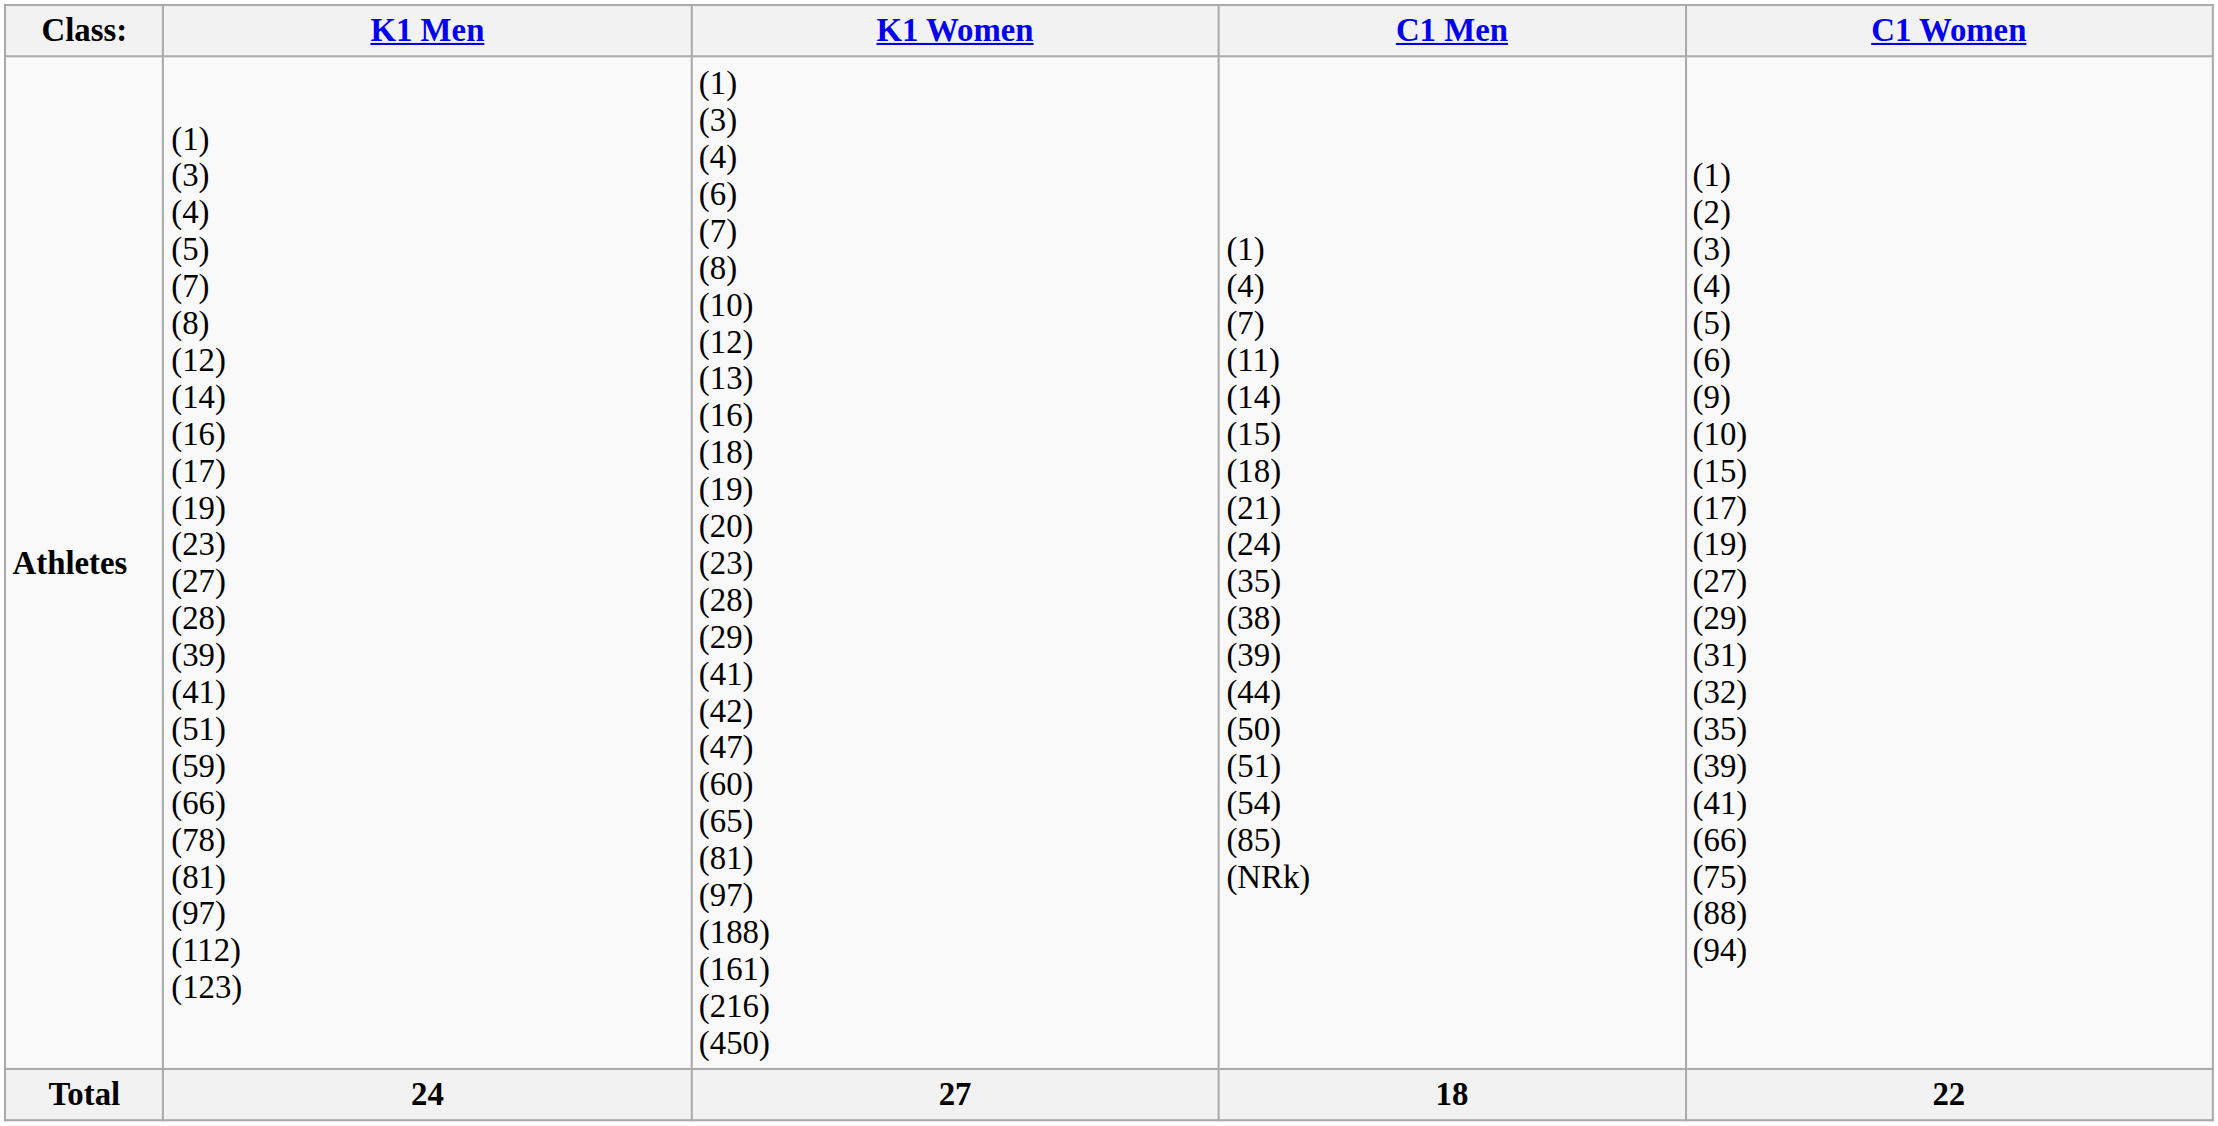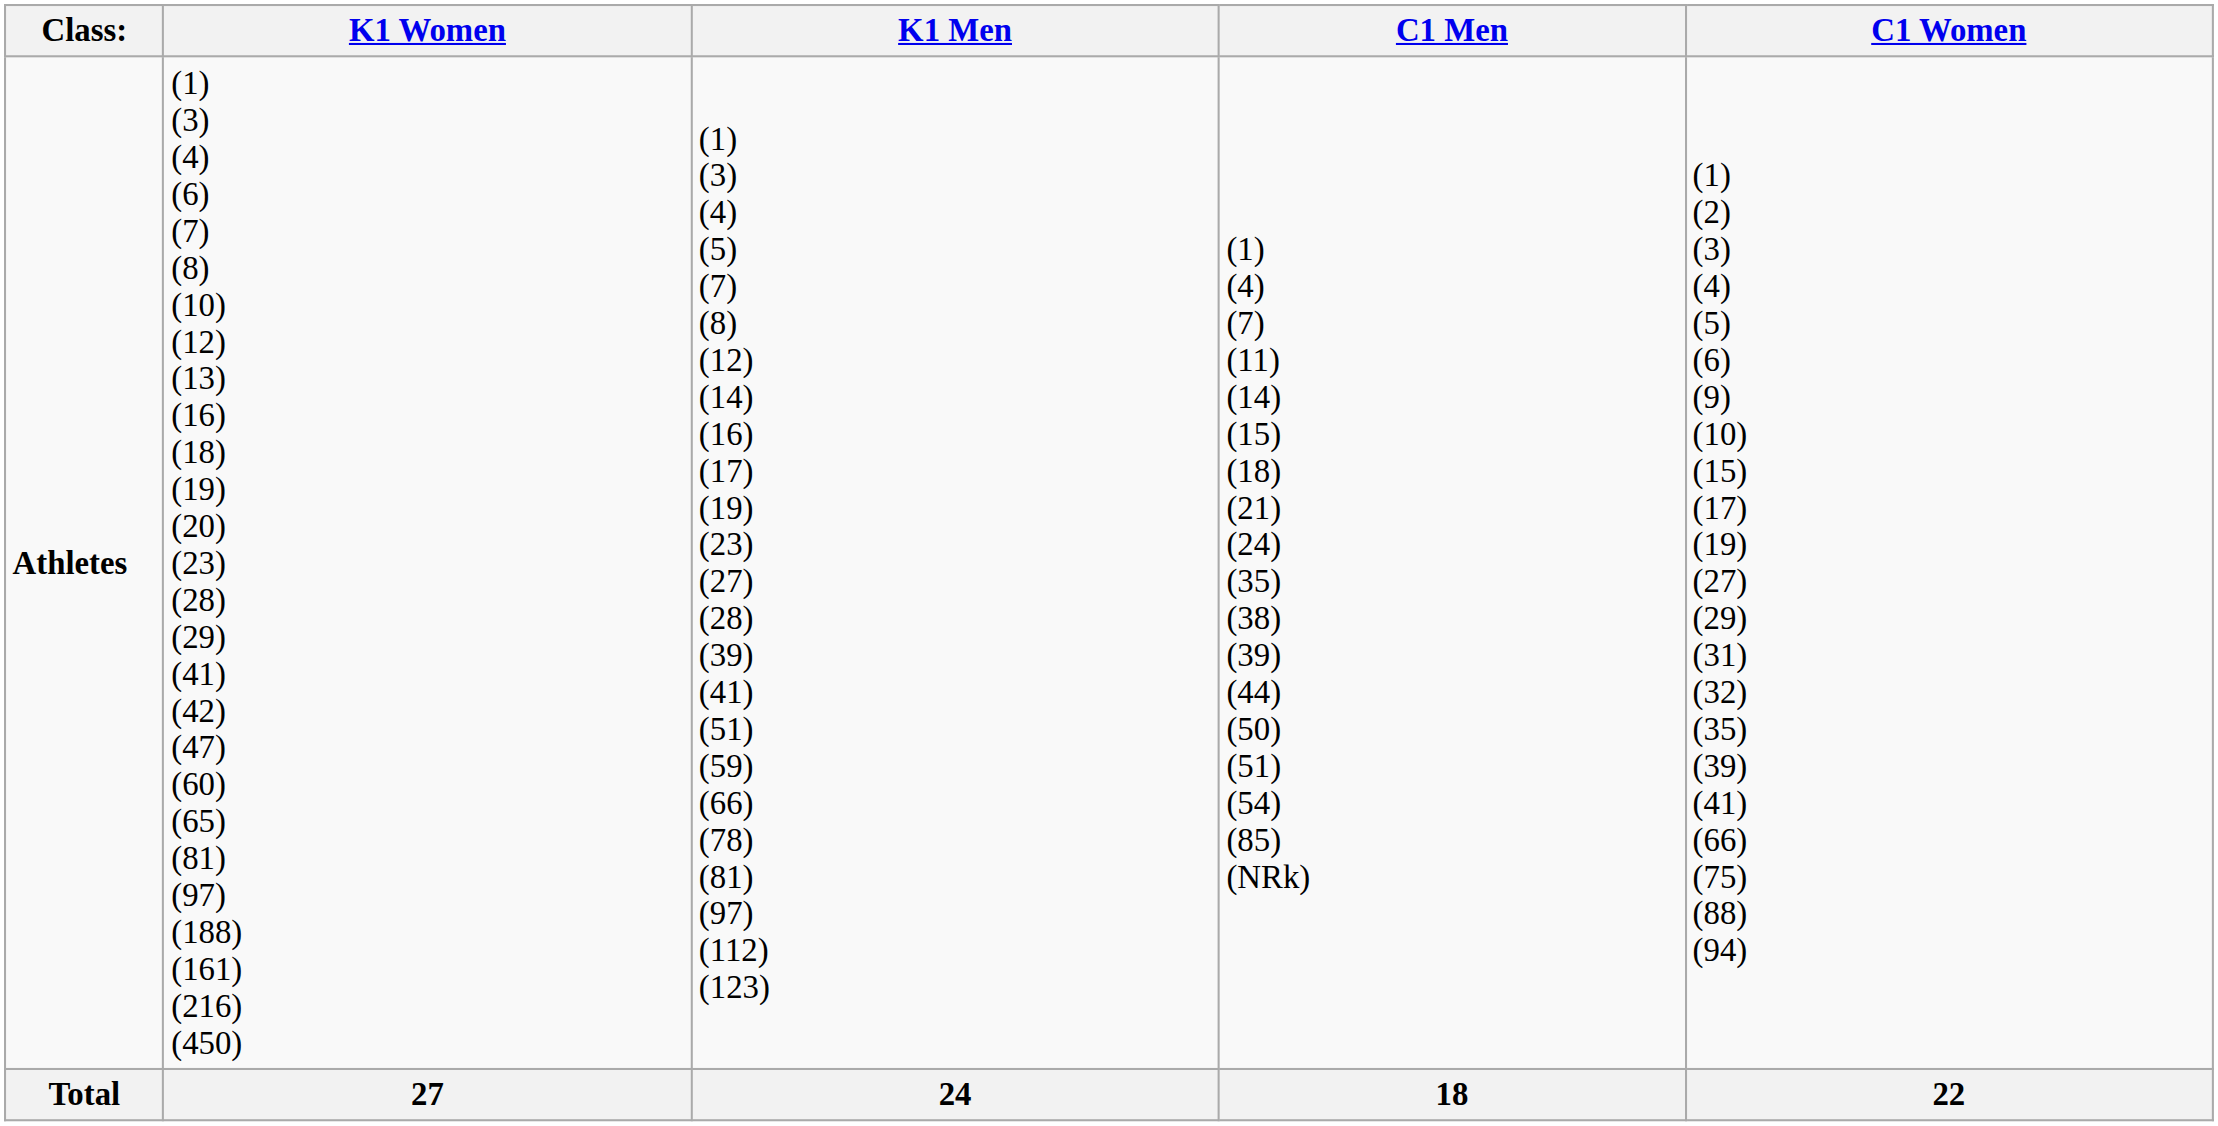columns swapped: (427, 30) <-> (955, 30)
